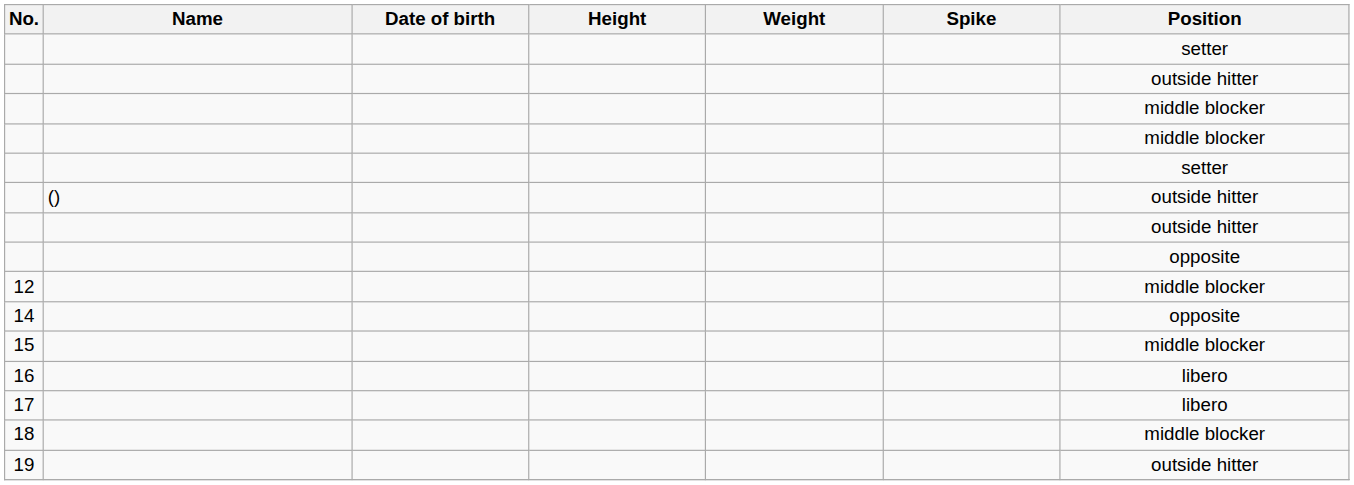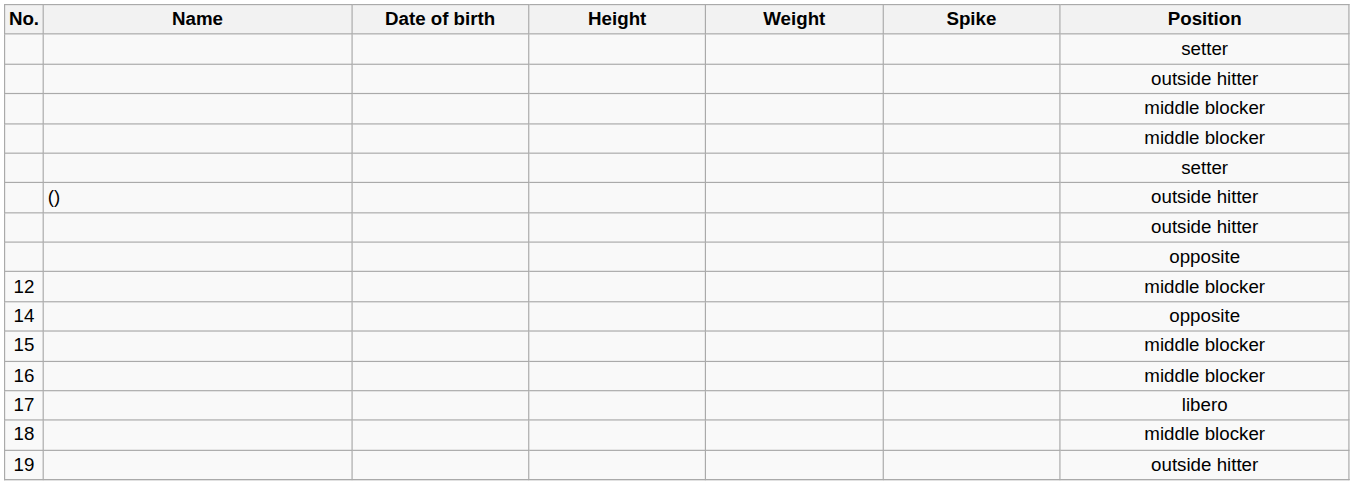(1205, 375) libero -> (1205, 375) middle blocker
